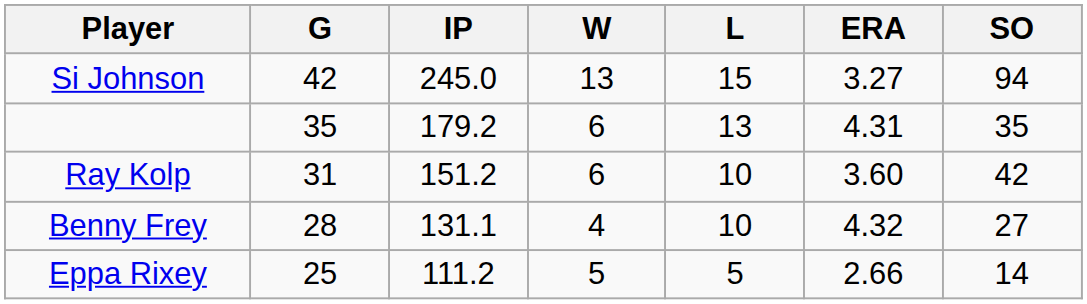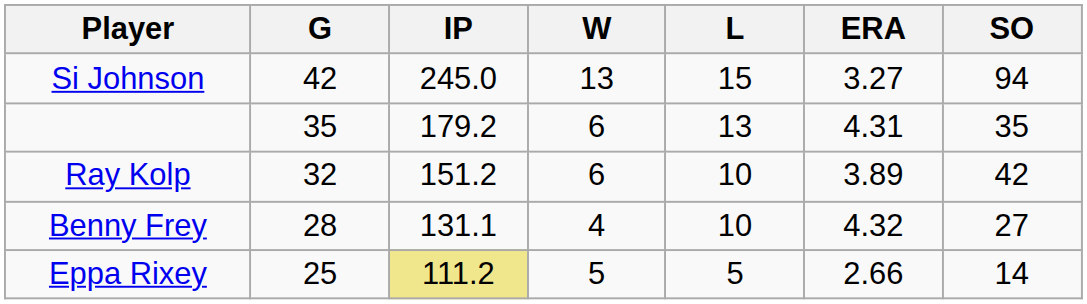(320, 175) 31 -> (320, 175) 32
(873, 175) 3.60 -> (873, 175) 3.89
(458, 273) no background -> (458, 273) khaki background
